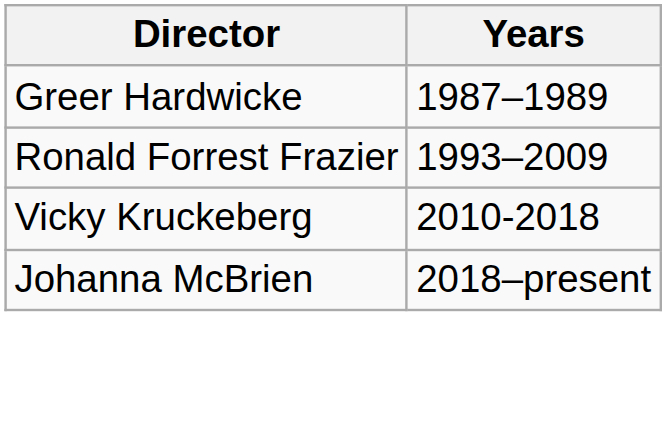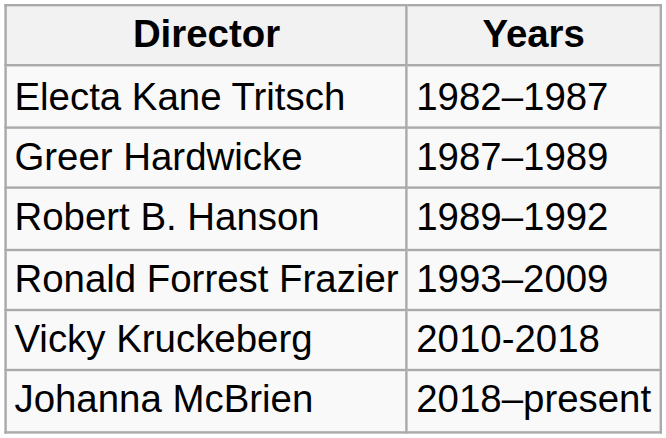+ row: (180, 95)
+ row: (167, 217)
